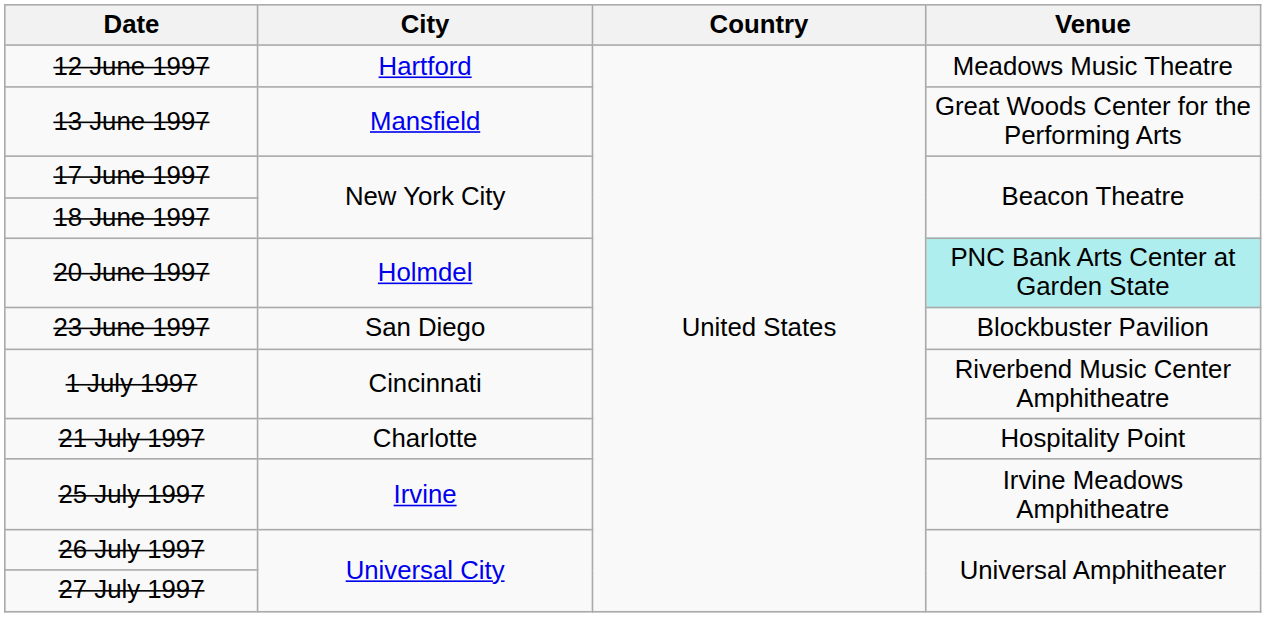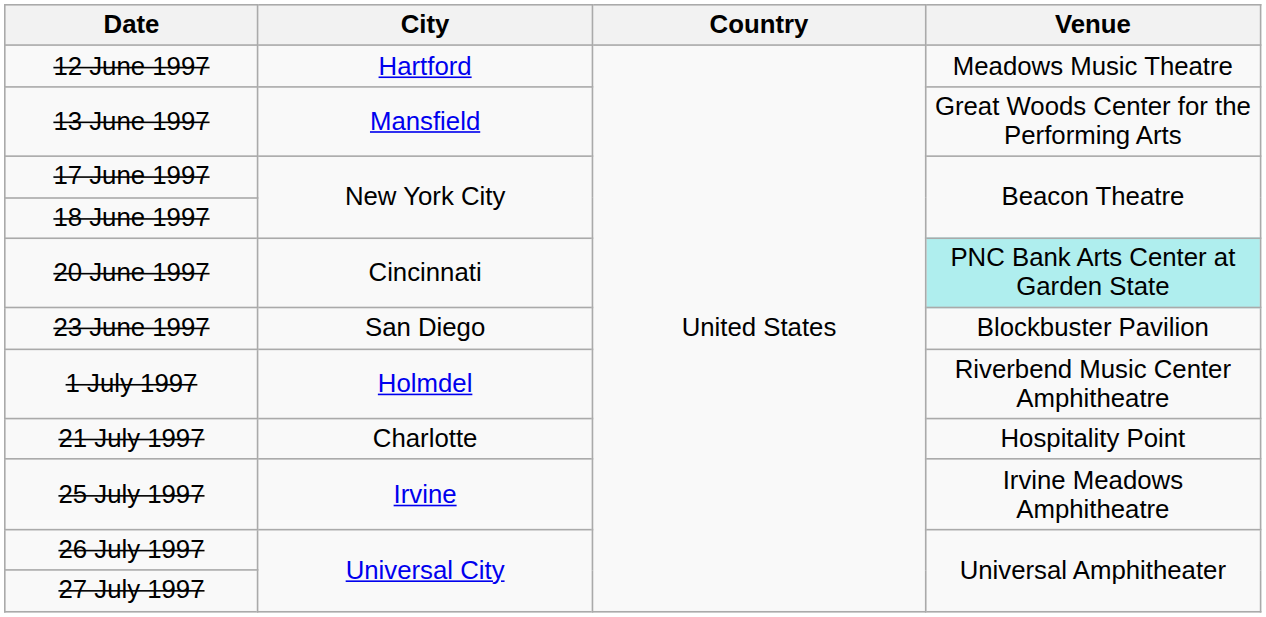(425, 272) Holmdel -> (425, 272) Cincinnati
(425, 383) Cincinnati -> (425, 383) Holmdel
